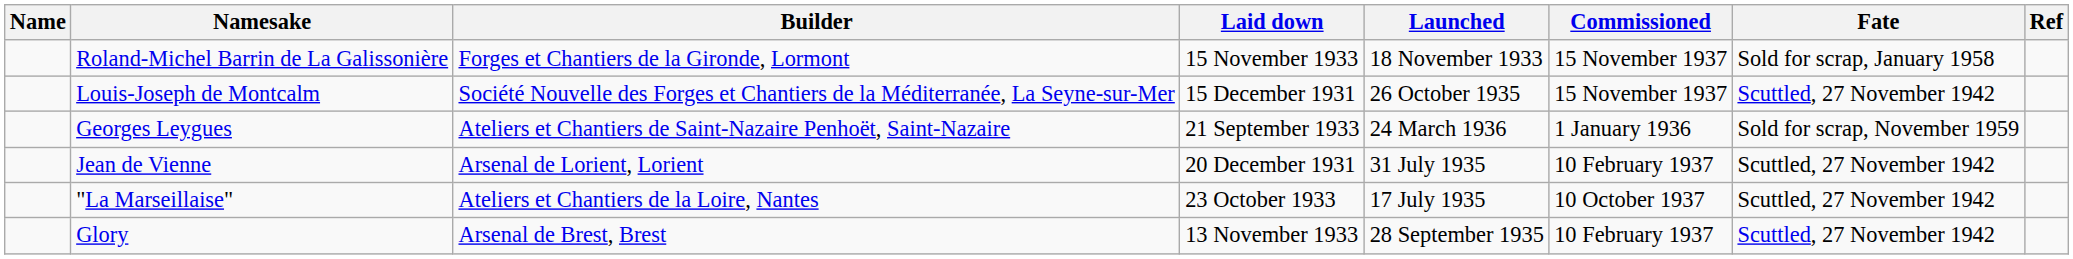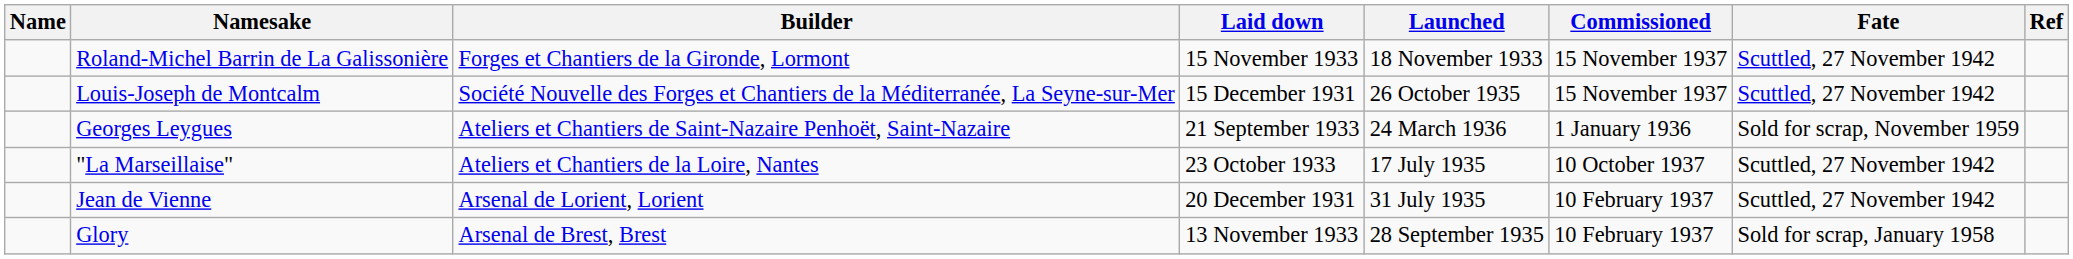(1866, 57) Sold for scrap, January 1958 -> (1866, 57) Scuttled, 27 November 1942
rows swapped: (144, 164) <-> (155, 199)
(1866, 235) Scuttled, 27 November 1942 -> (1866, 235) Sold for scrap, January 1958
